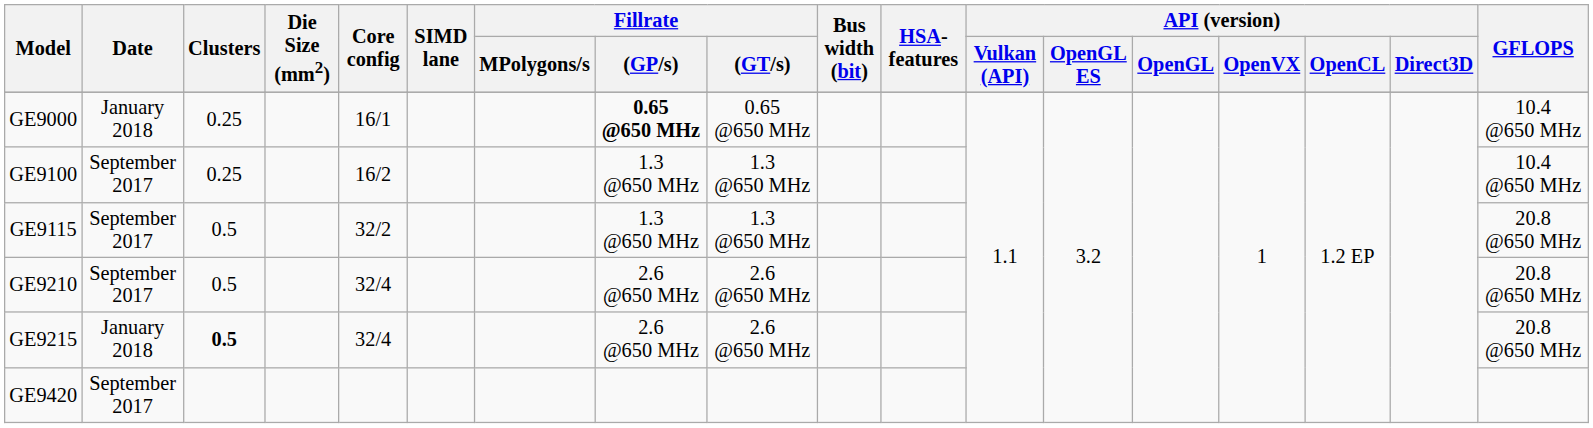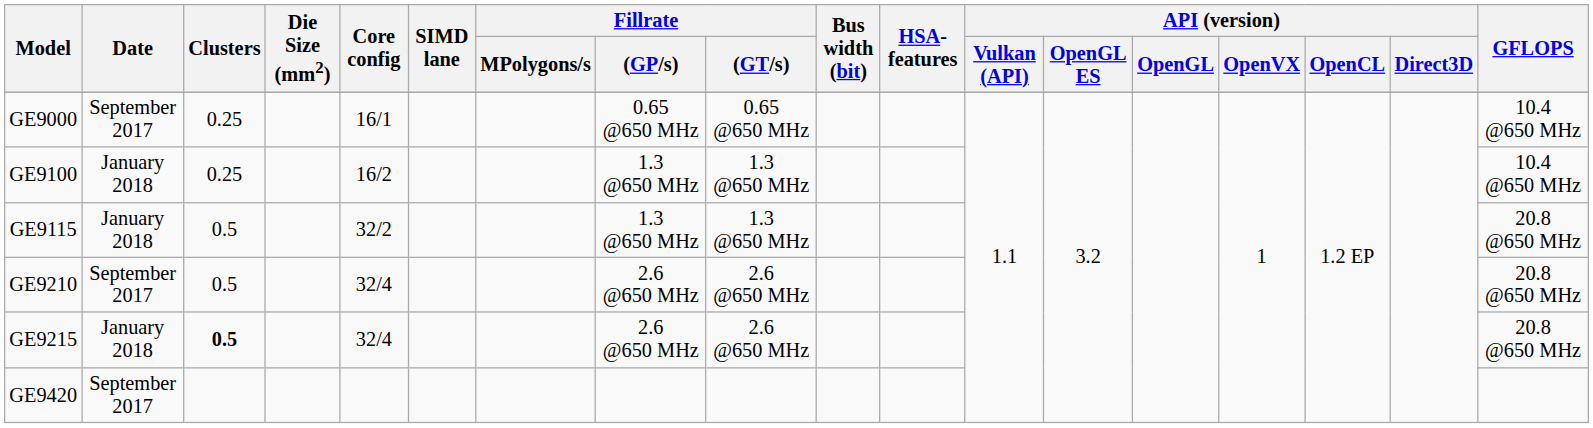(133, 119) January 2018 -> (133, 119) September 2017
(651, 119) bold -> (651, 119) normal
(133, 174) September 2017 -> (133, 174) January 2018
(133, 229) September 2017 -> (133, 229) January 2018
